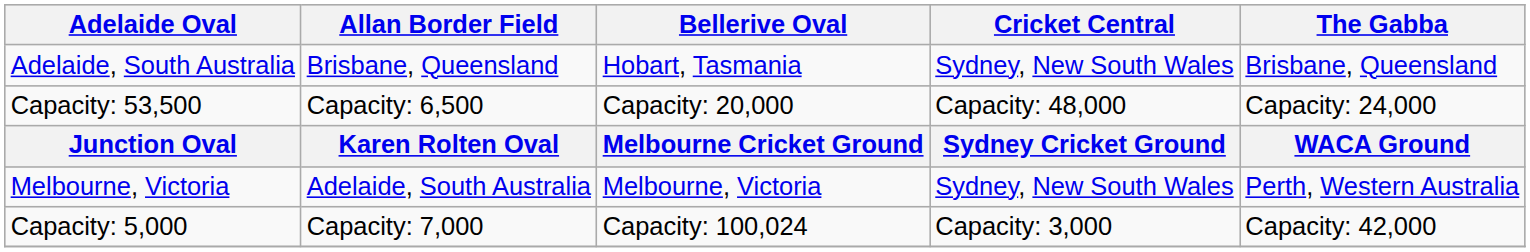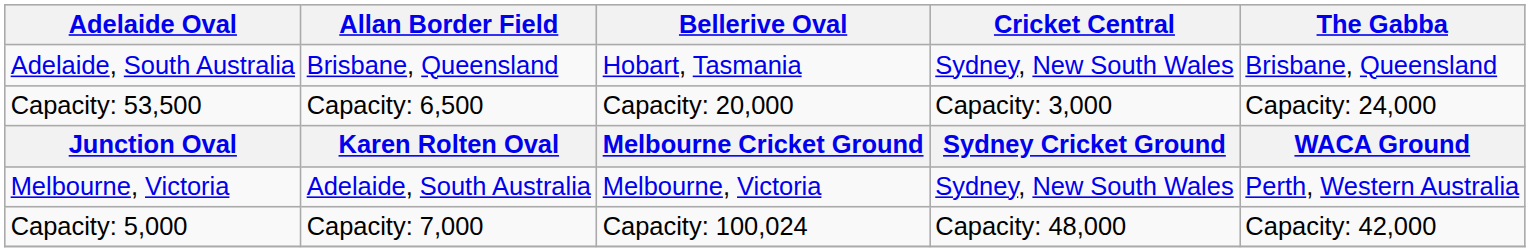(1031, 105) Capacity: 48,000 -> (1024, 105) Capacity: 3,000
(1024, 226) Capacity: 3,000 -> (1031, 226) Capacity: 48,000
